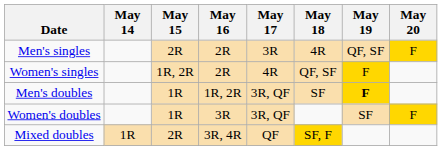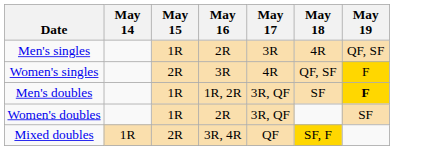- column: (413, 22)
(175, 51) 2R -> (175, 51) 1R
(175, 72) 1R, 2R -> (175, 72) 2R
(223, 72) 2R -> (223, 72) 3R
(223, 114) 3R -> (223, 114) 2R
